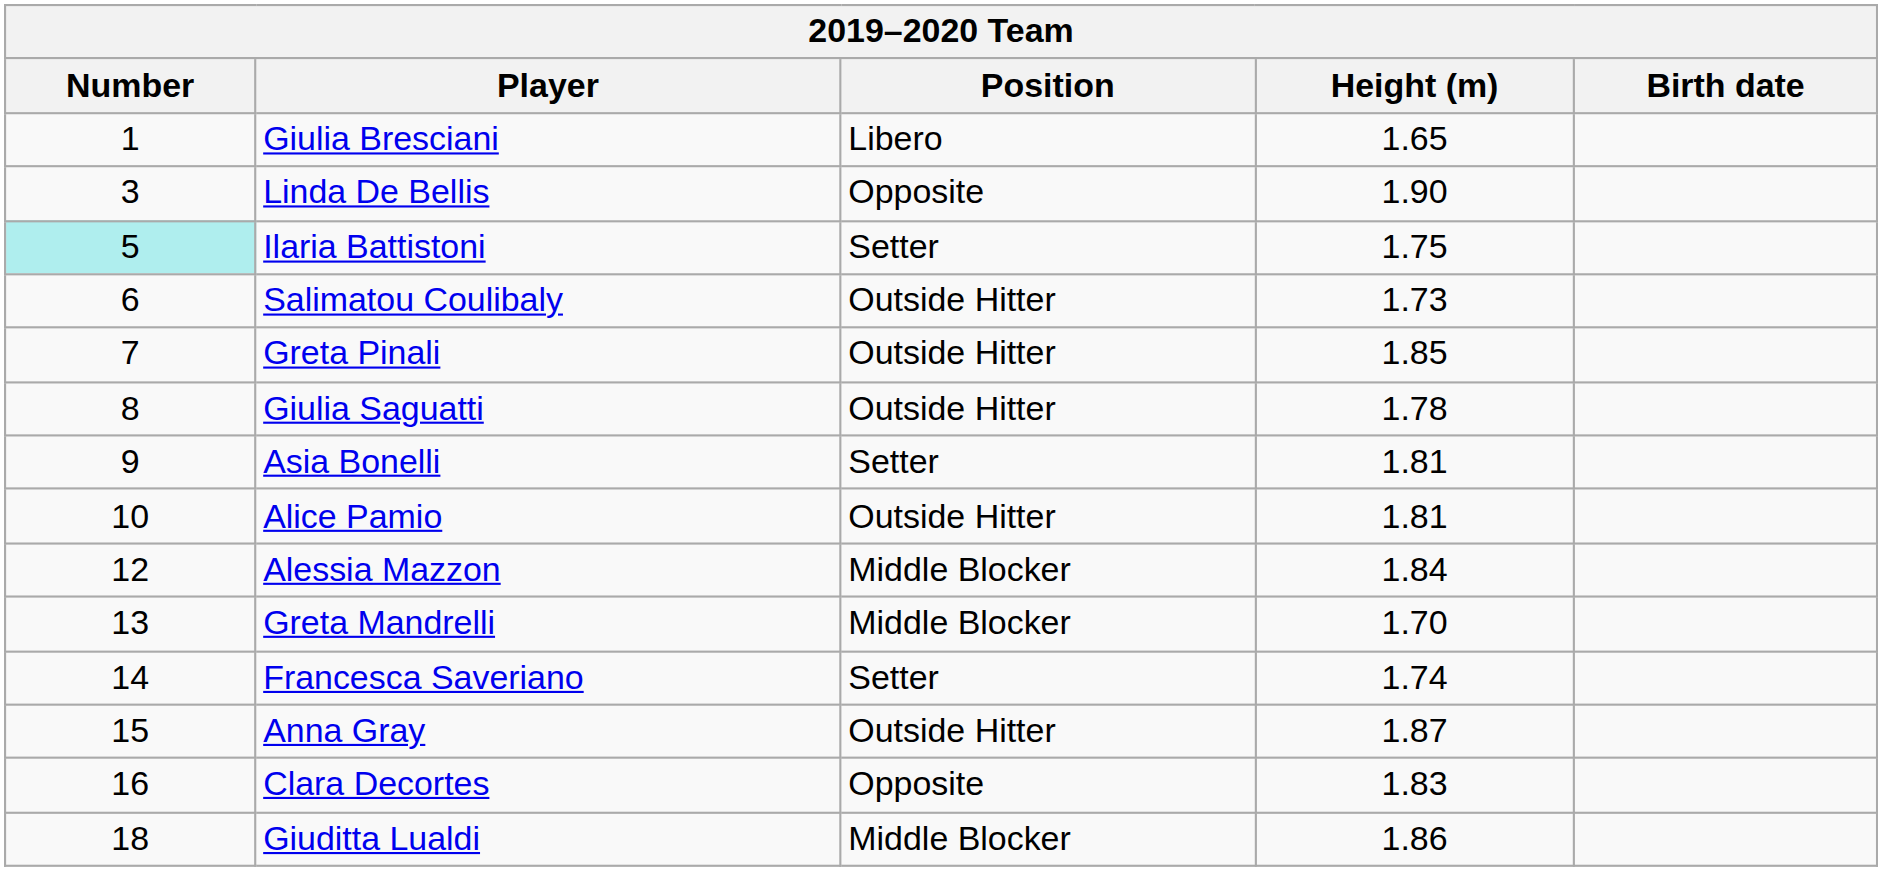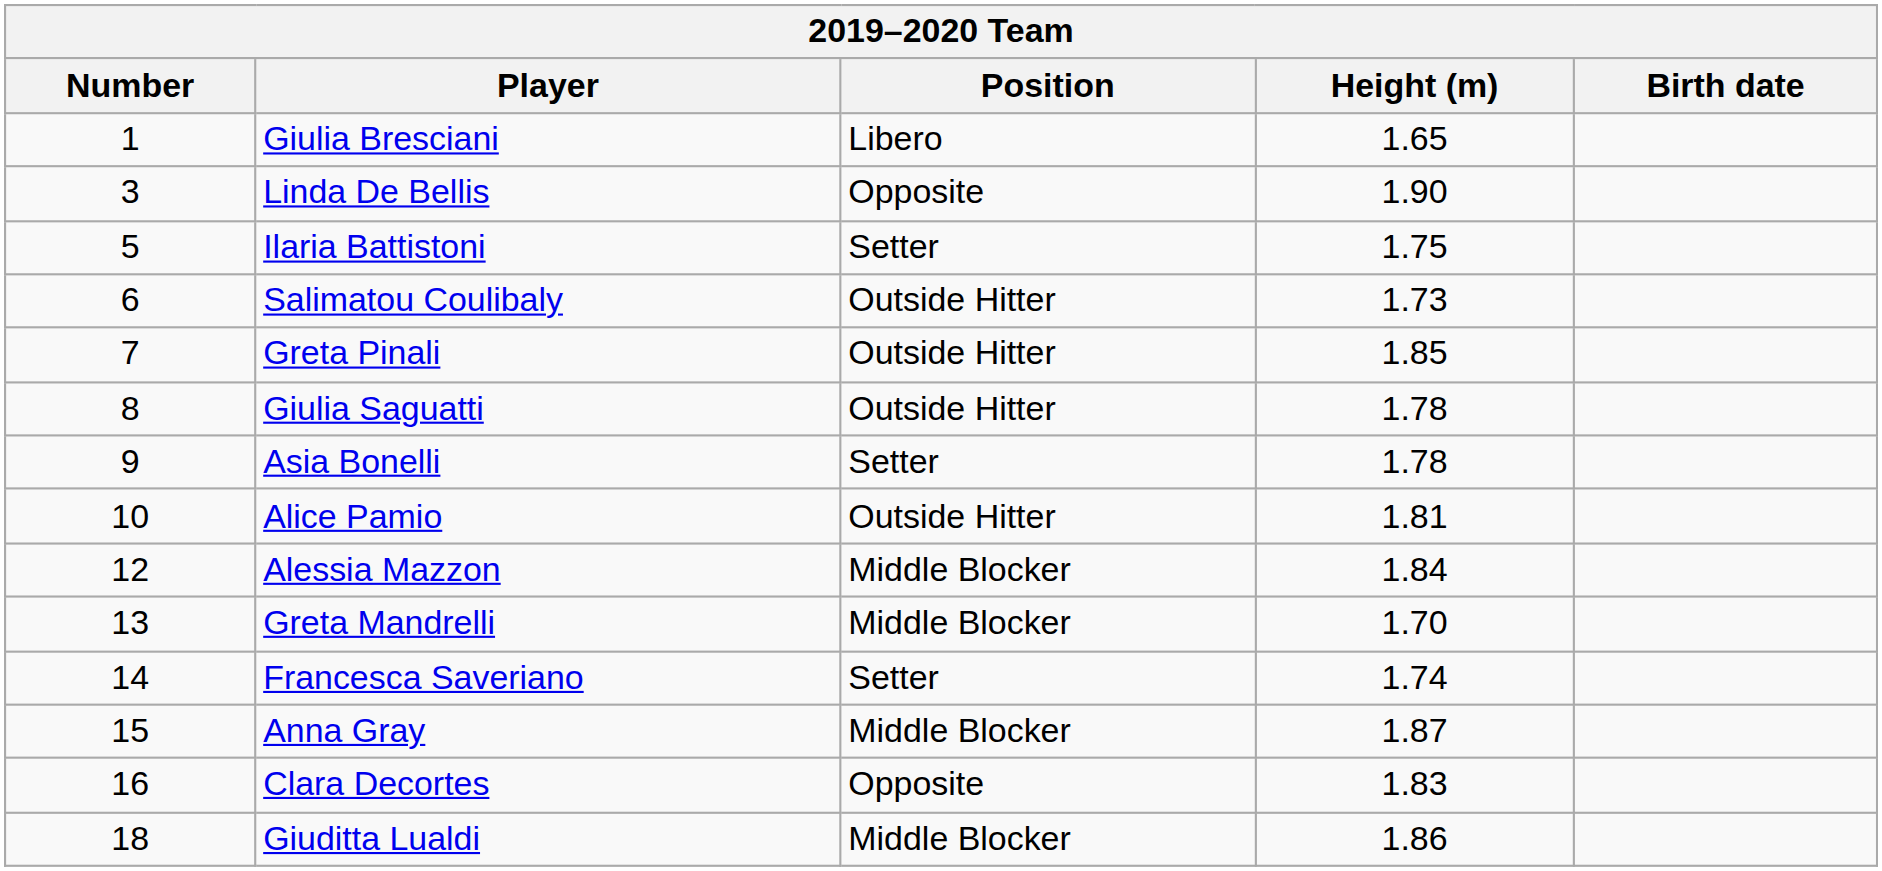(130, 246) paleturquoise background -> (130, 246) no background
(1415, 461) 1.81 -> (1415, 461) 1.78
(952, 730) Outside Hitter -> (960, 730) Middle Blocker
